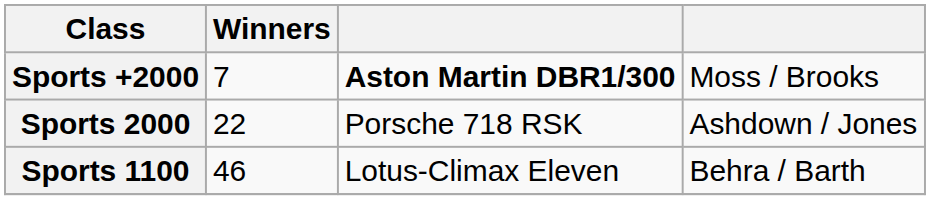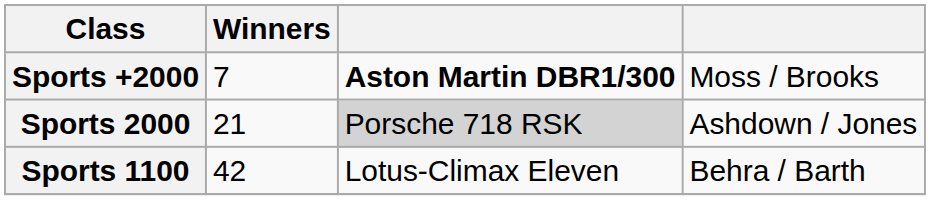(230, 124) 22 -> (230, 124) 21
(464, 124) no background -> (464, 124) lightgrey background
(230, 171) 46 -> (230, 171) 42
